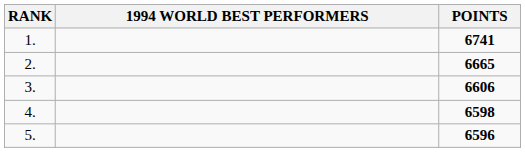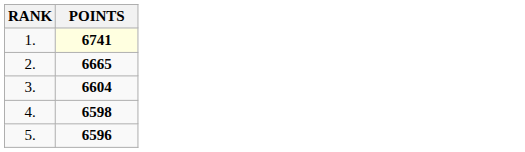- column: (247, 16)
(480, 40) no background -> (97, 40) lightyellow background
(480, 87) 6606 -> (97, 87) 6604
